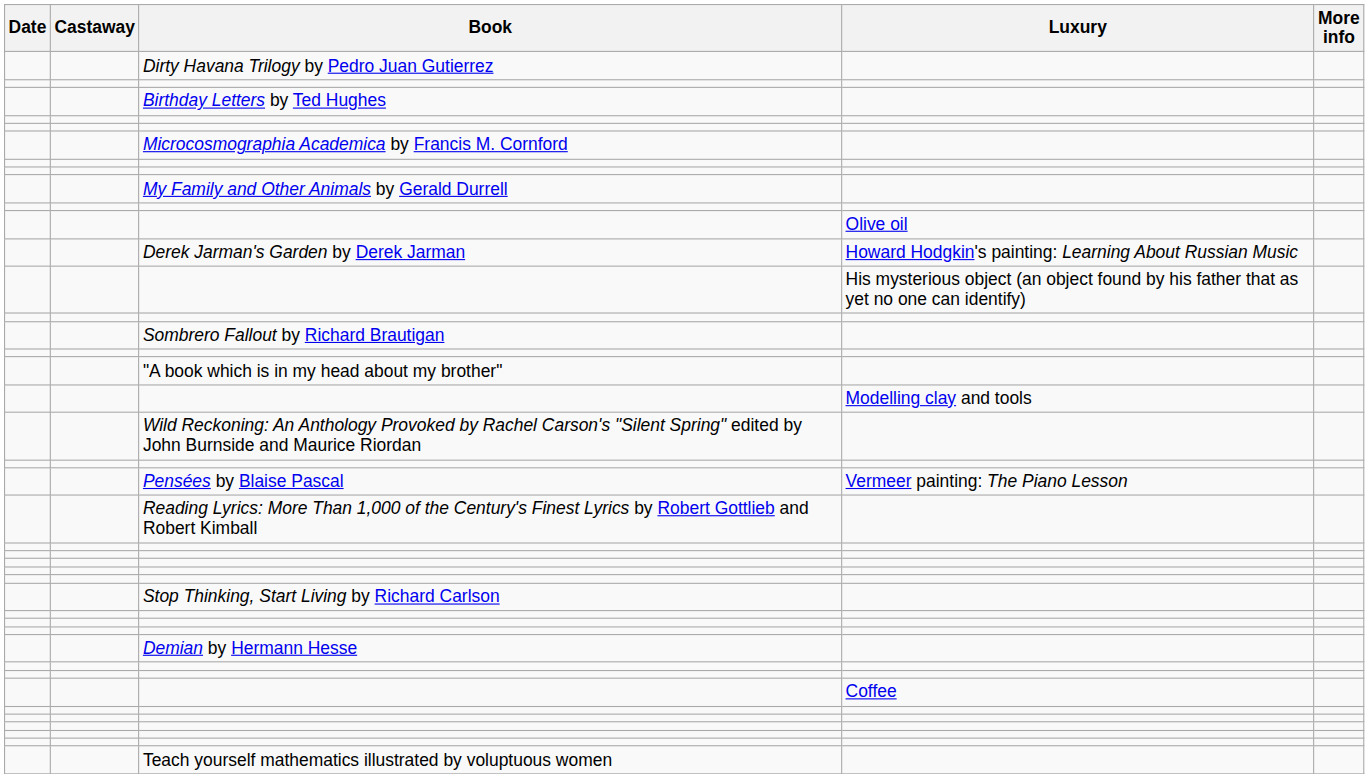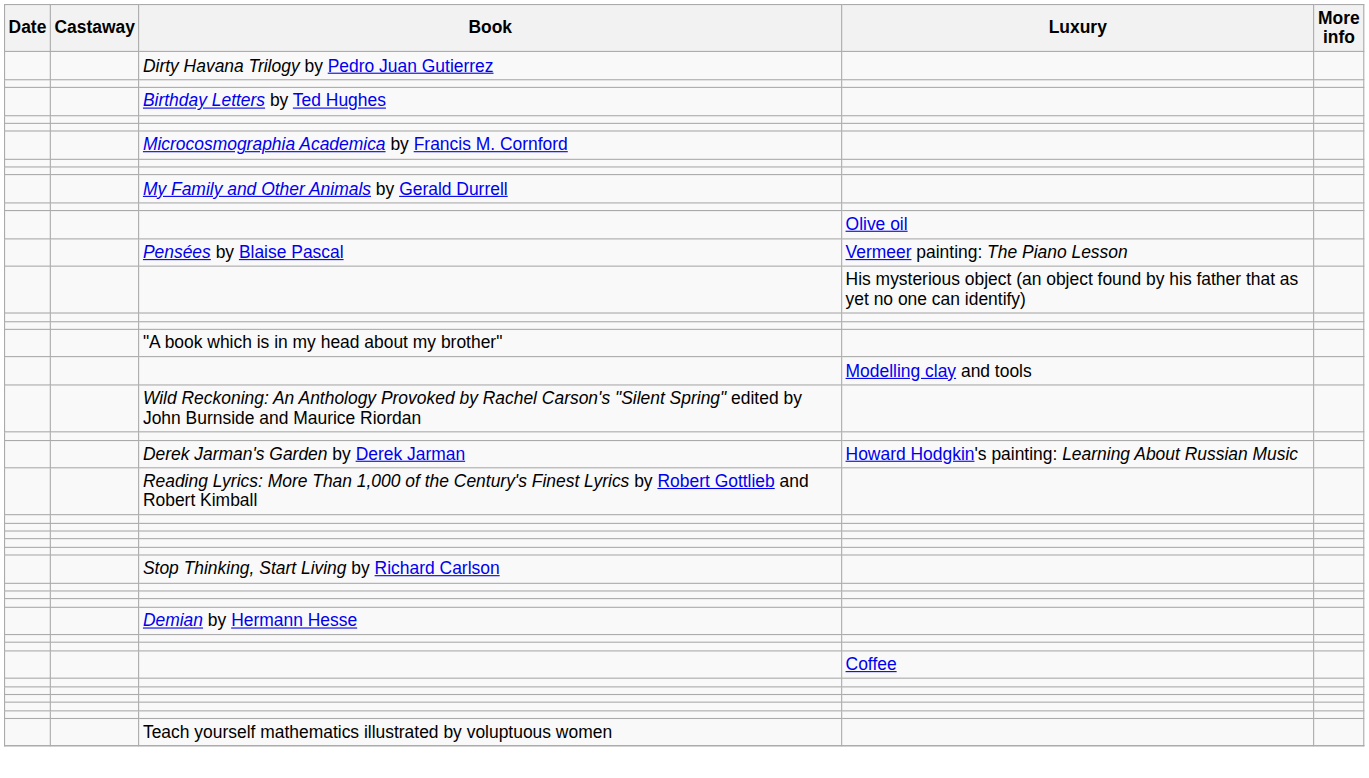rows swapped: (243, 481) <-> (304, 252)
- row: (294, 335)
